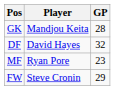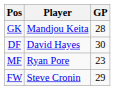(100, 45) 32 -> (100, 45) 30
